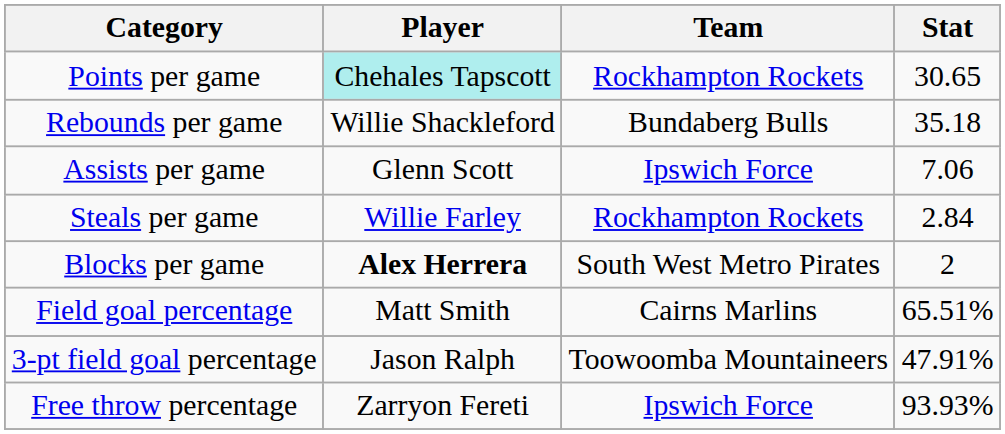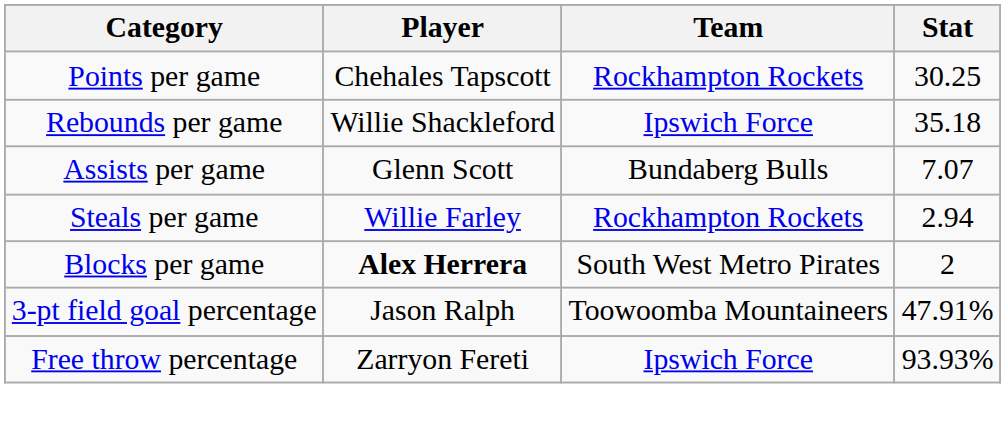(443, 75) paleturquoise background -> (443, 75) no background
(948, 75) 30.65 -> (948, 75) 30.25
(728, 122) Bundaberg Bulls -> (728, 122) Ipswich Force
(728, 169) Ipswich Force -> (728, 169) Bundaberg Bulls
(948, 169) 7.06 -> (948, 169) 7.07
(948, 216) 2.84 -> (948, 216) 2.94
- row: (164, 311)
